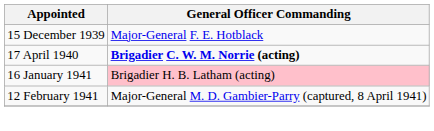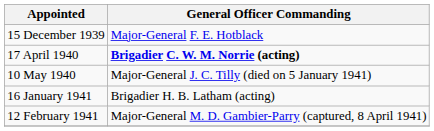+ row: (41, 75)
(193, 75) pink background -> (193, 95) no background
